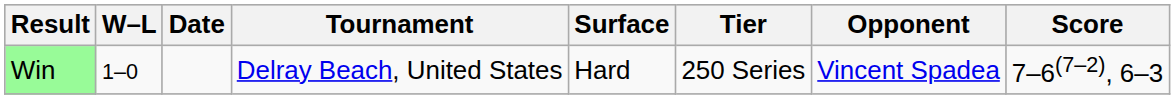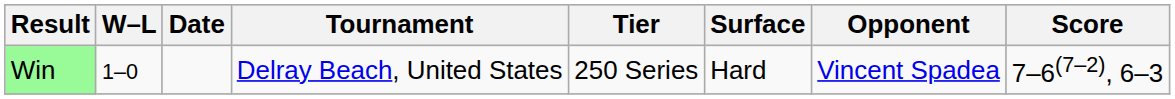columns swapped: (743, 25) <-> (622, 25)
